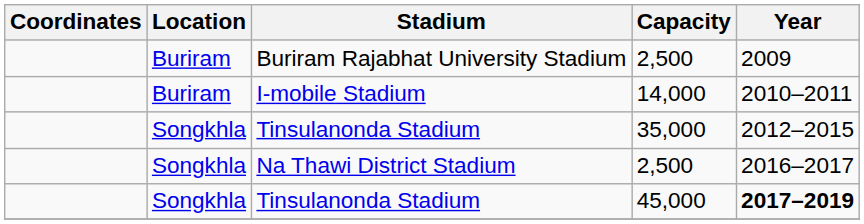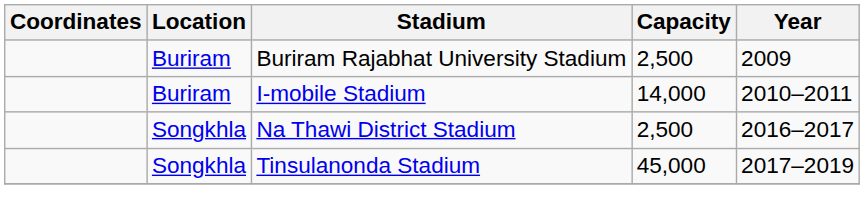- row: (368, 129)
(798, 201) bold -> (798, 165) normal
